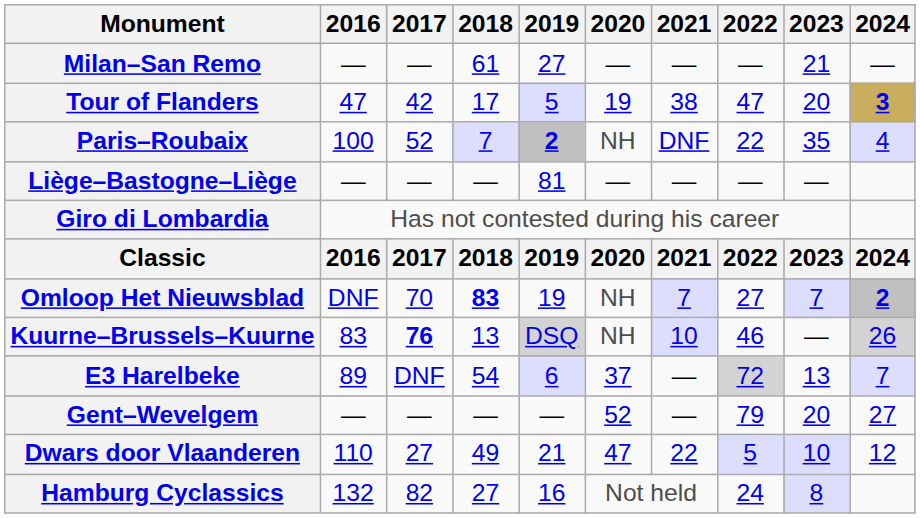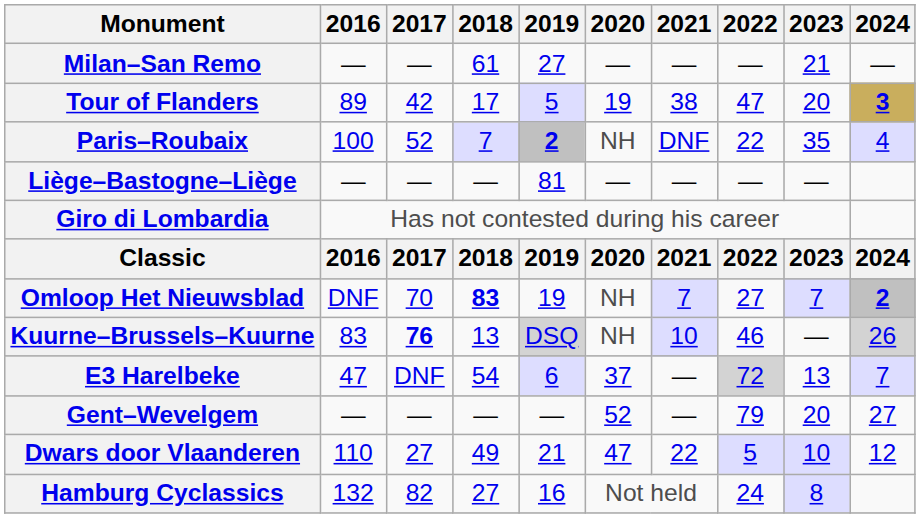(353, 102) 47 -> (353, 102) 89
(353, 375) 89 -> (353, 375) 47
